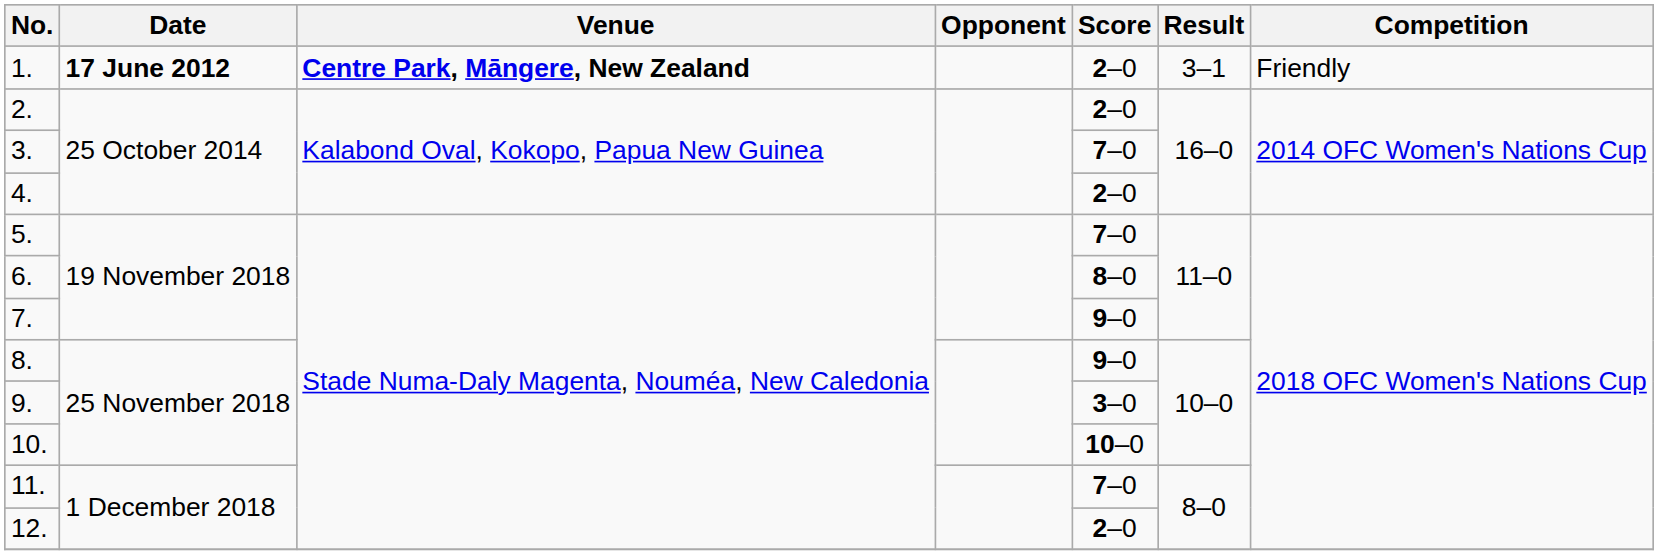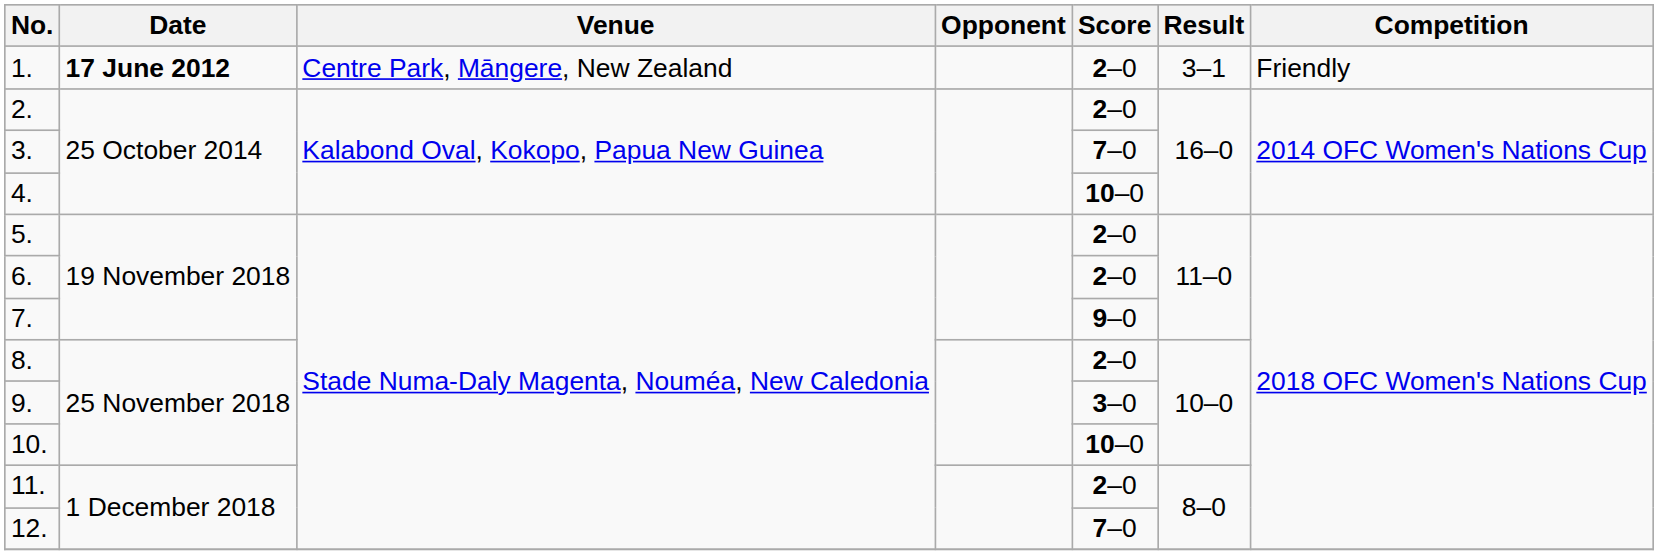(526, 67) bold -> (517, 67) normal
(1115, 192) 2–0 -> (1115, 192) 10–0
(1115, 234) 7–0 -> (1115, 234) 2–0
(1115, 276) 8–0 -> (1115, 276) 2–0
(1115, 360) 9–0 -> (1115, 360) 2–0
(1115, 485) 7–0 -> (1115, 485) 2–0
(1115, 527) 2–0 -> (1115, 527) 7–0
